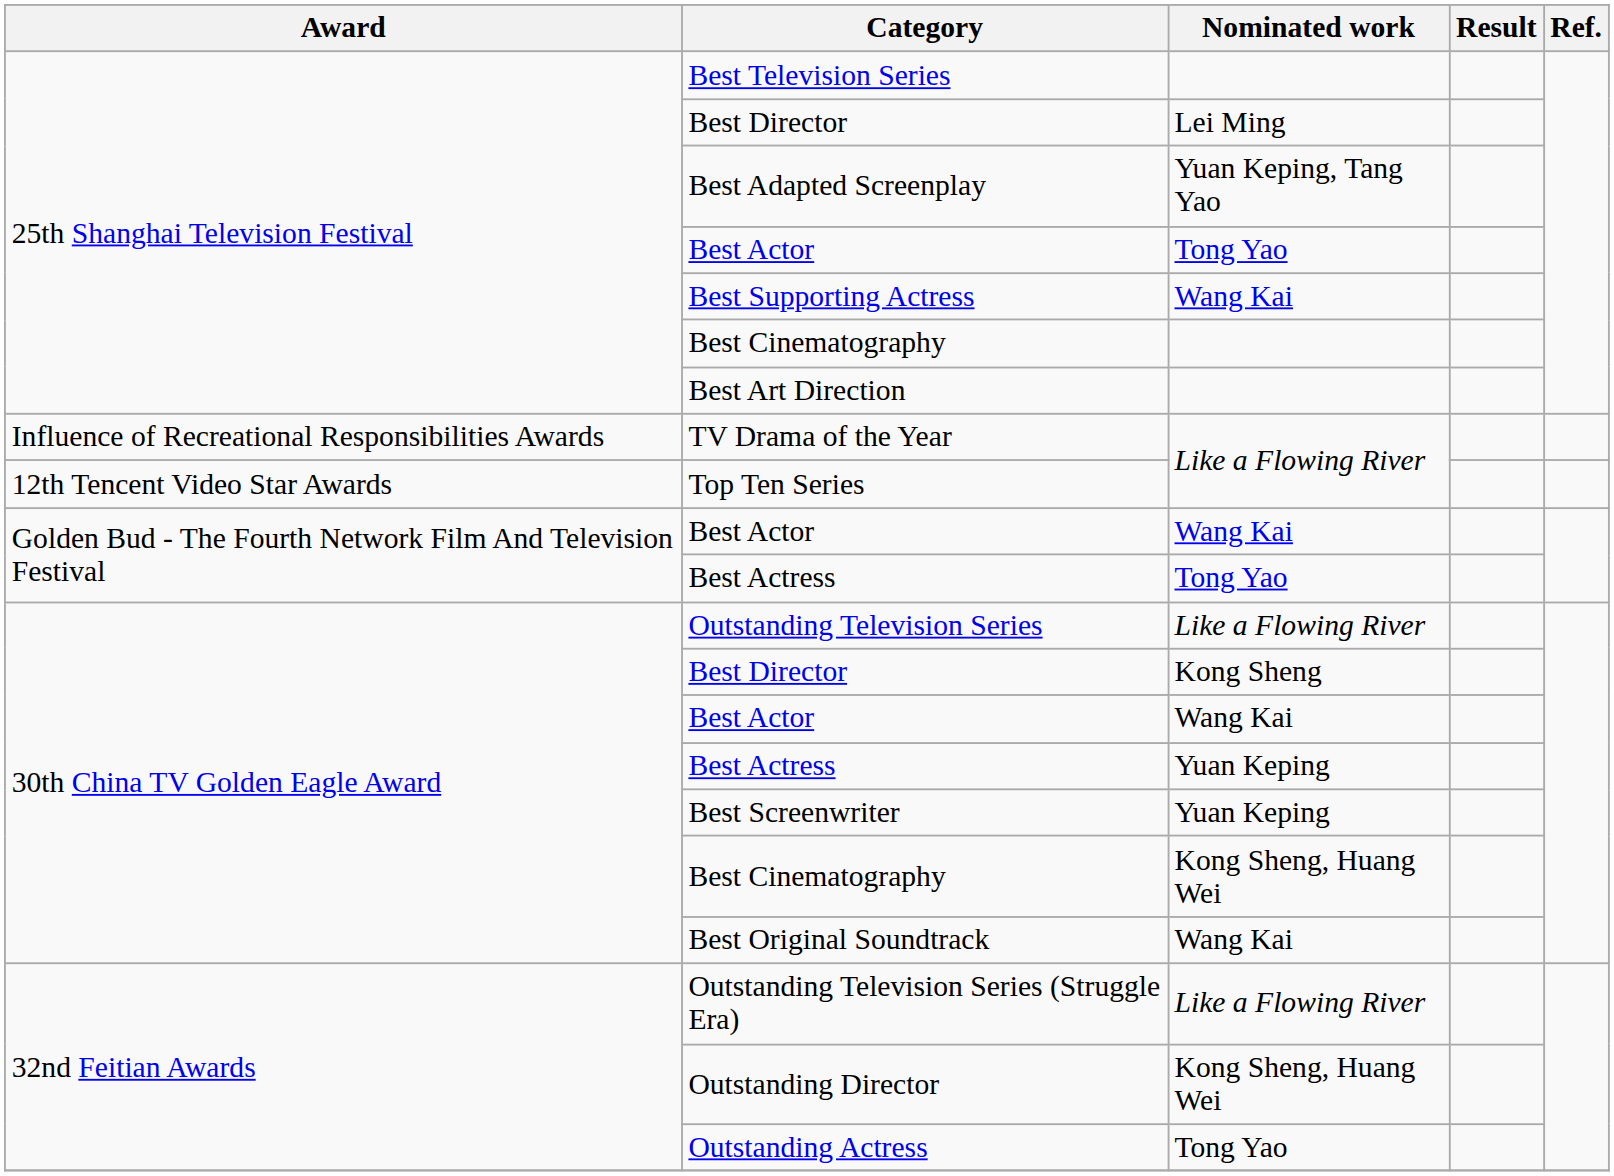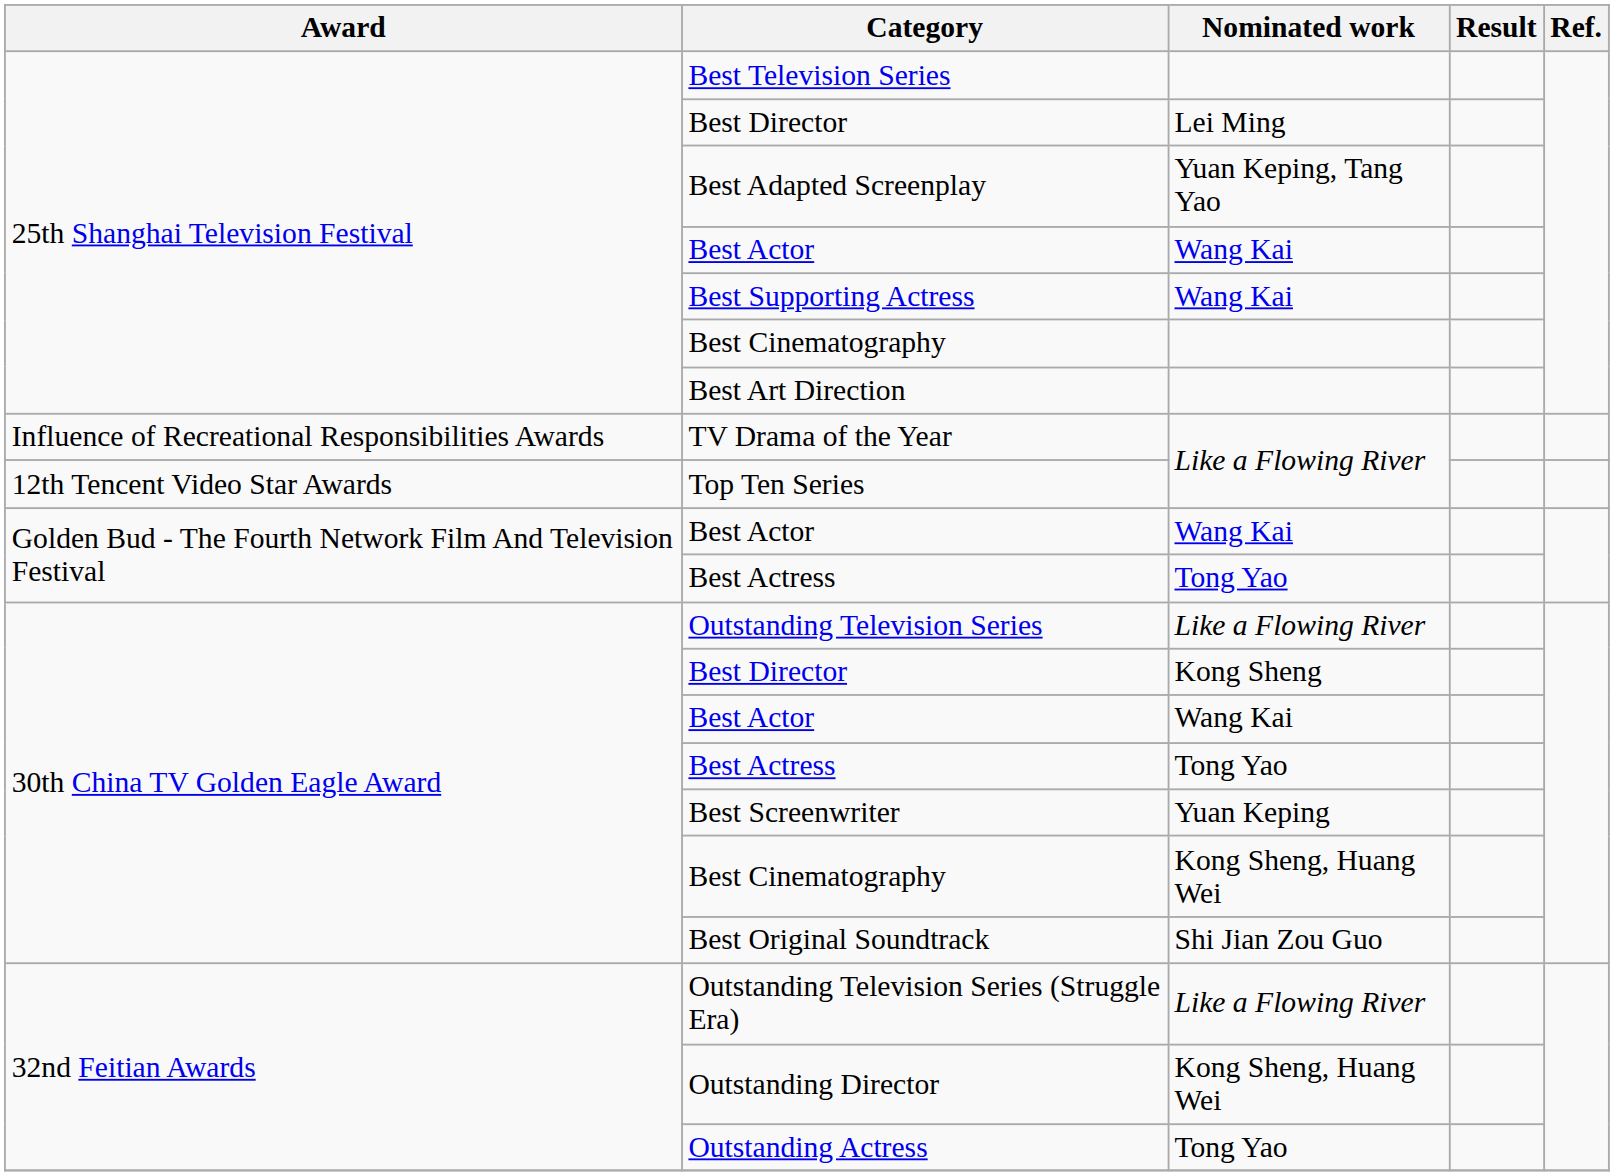(1231, 249) Tong Yao -> (1234, 249) Wang Kai
(1252, 765) Yuan Keping -> (1231, 765) Tong Yao
(1234, 939) Wang Kai -> (1279, 939) Shi Jian Zou Guo
